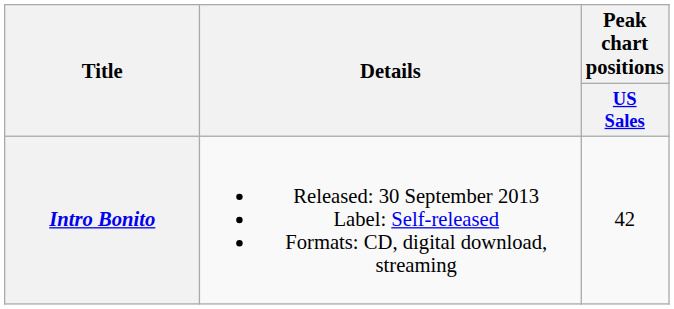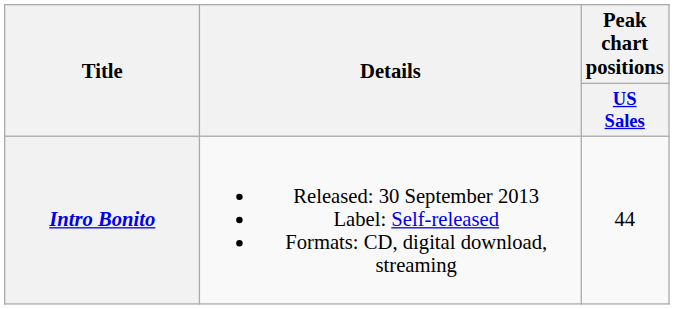(625, 219) 42 -> (625, 219) 44
